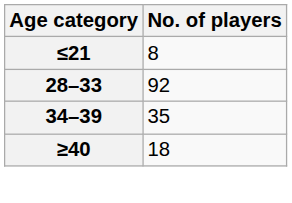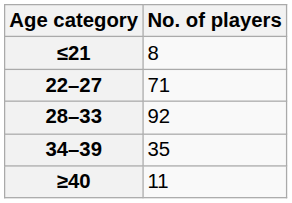+ row: (74, 85)
(159, 149) 18 -> (158, 181) 11
